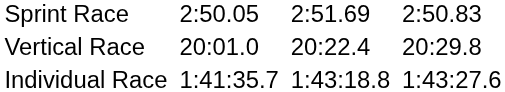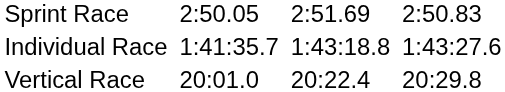rows swapped: (75, 47) <-> (86, 80)
